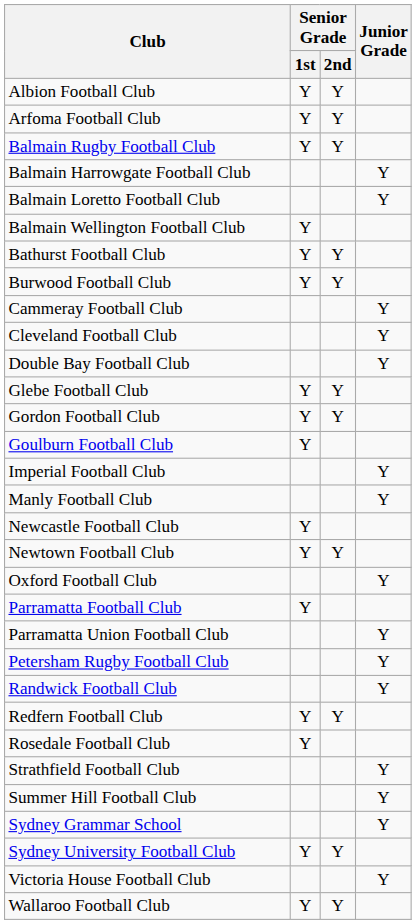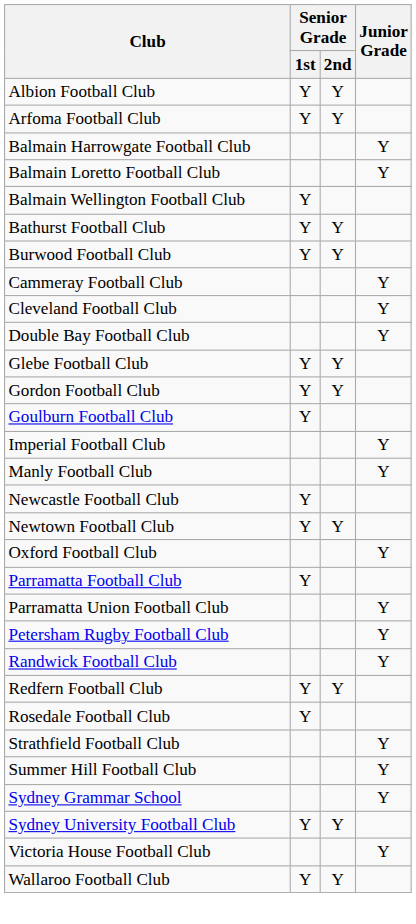- row: (112, 145)
